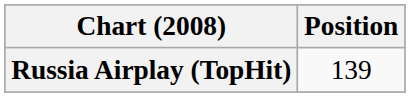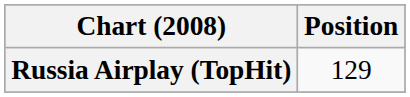(351, 69) 139 -> (351, 69) 129
